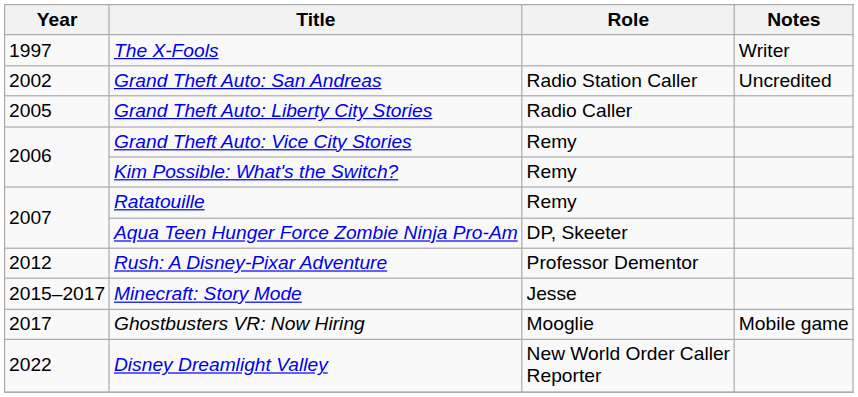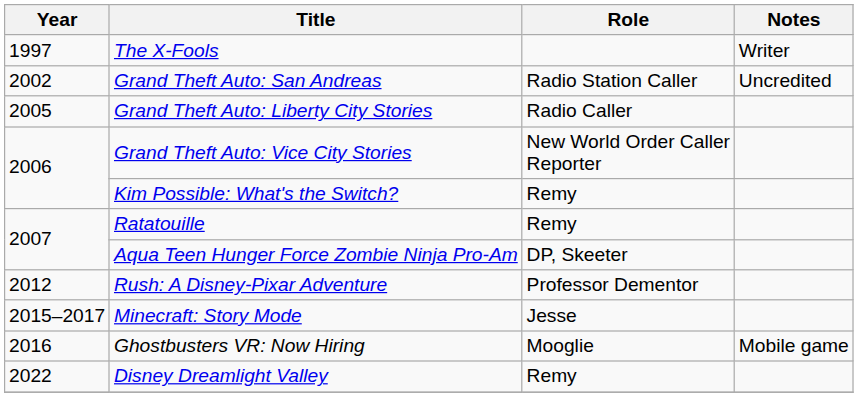(552, 141) Remy -> (628, 152) New World Order Caller Reporter
(30, 324) 2017 -> (30, 345) 2016
(628, 365) New World Order Caller Reporter -> (552, 376) Remy
